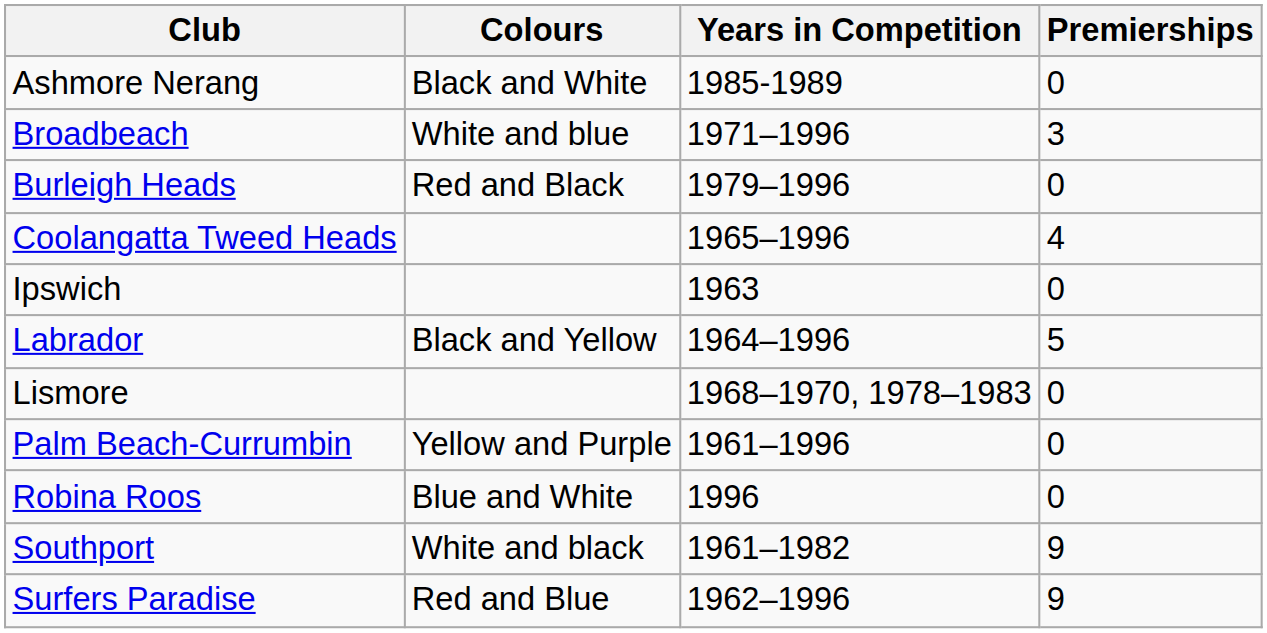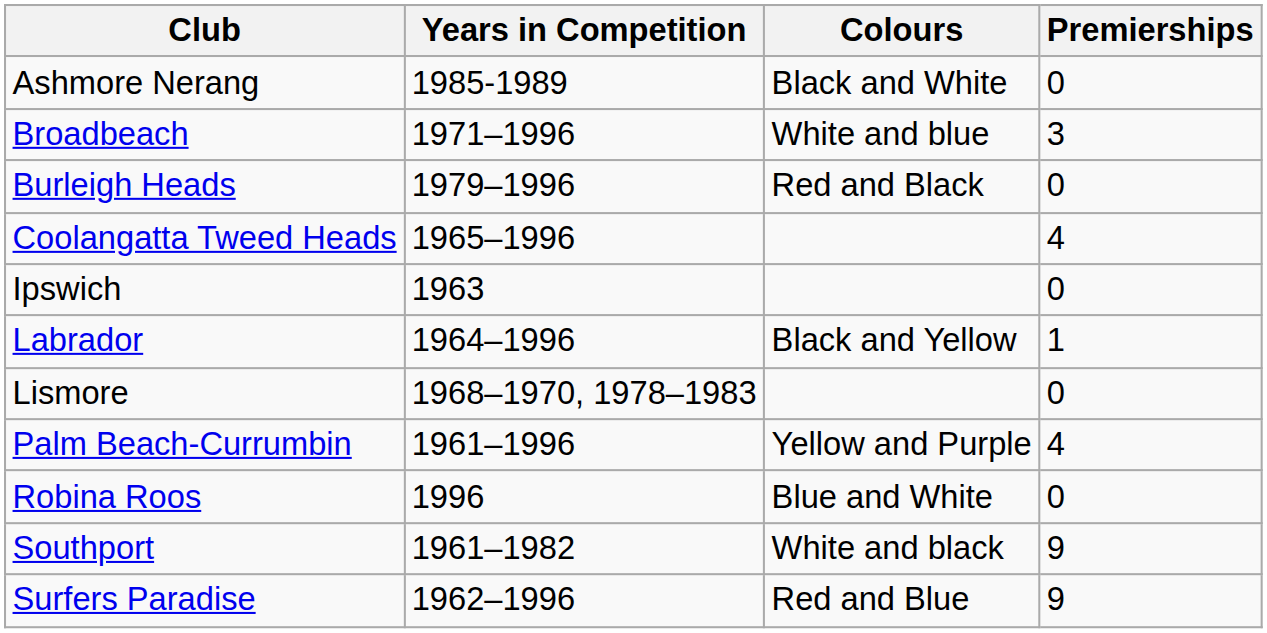columns swapped: (542, 30) <-> (859, 30)
(1056, 340) 5 -> (1056, 340) 1
(1056, 444) 0 -> (1056, 444) 4
